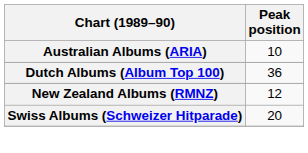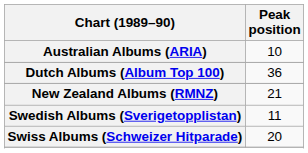(275, 94) 12 -> (275, 94) 21
+ row: (125, 115)
